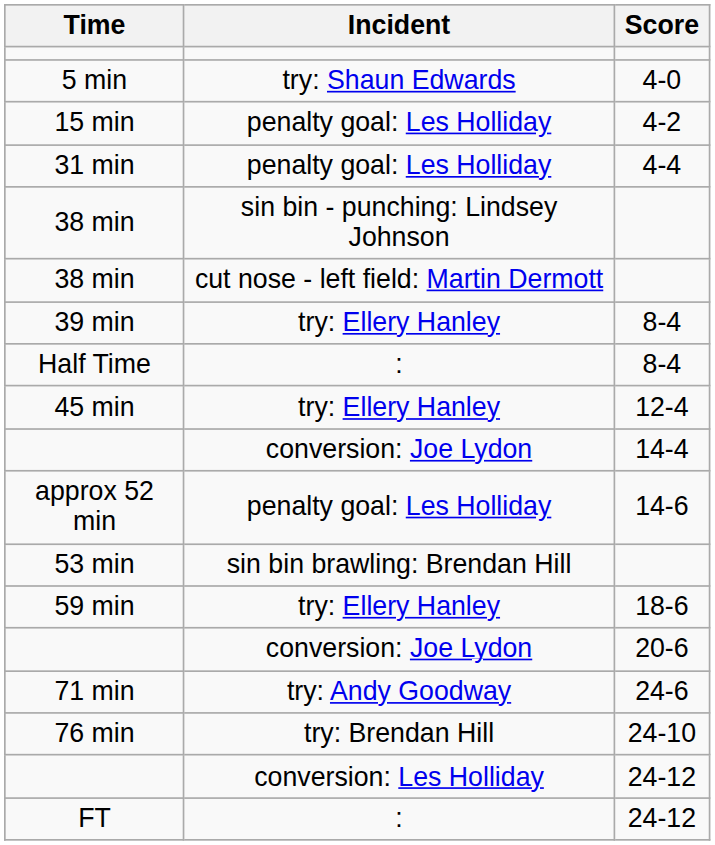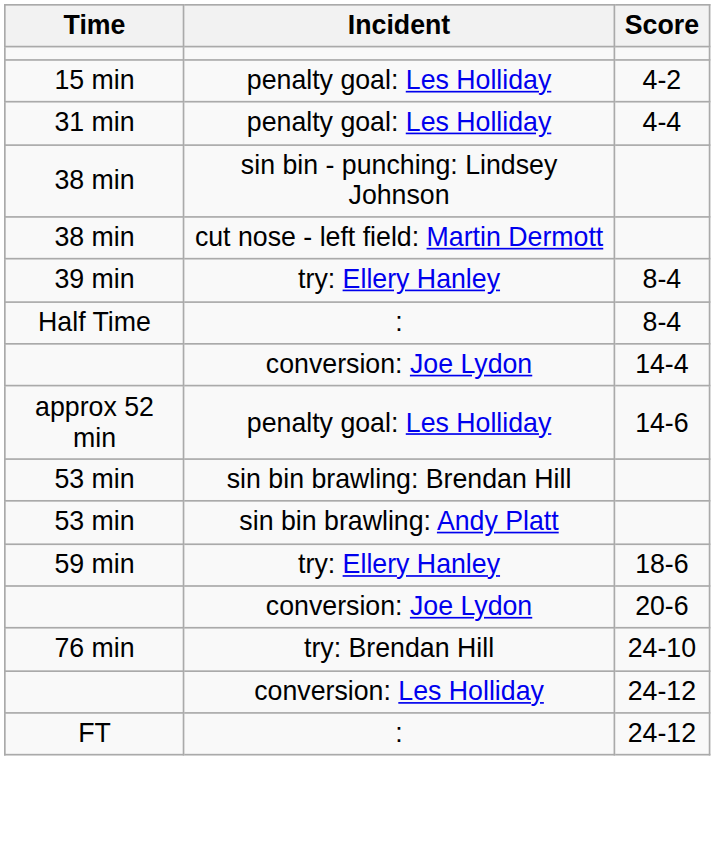- row: (94, 80)
- row: (94, 407)
+ row: (94, 521)
- row: (94, 691)
